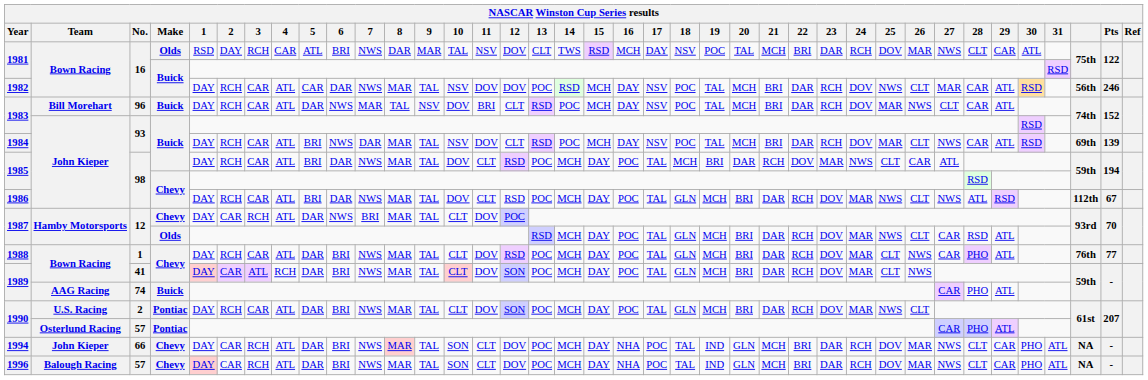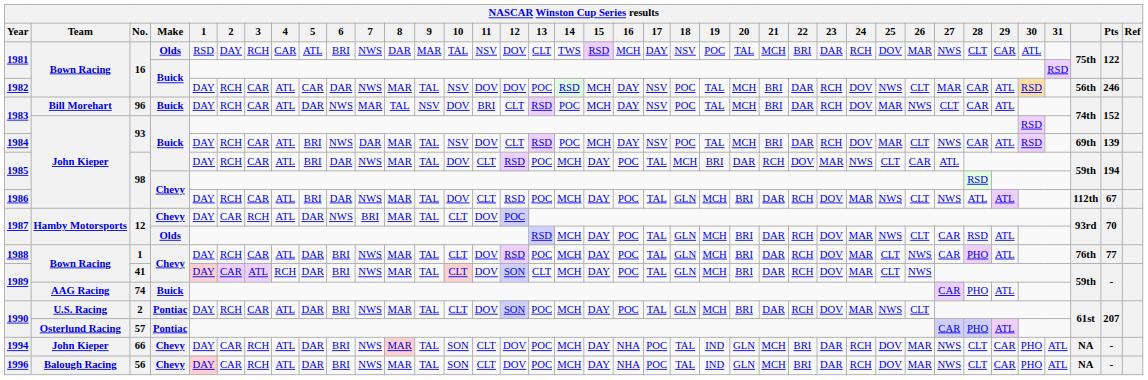(1005, 198) RSD -> (1005, 198) ATL
(542, 272) POC -> (542, 272) CLT
(140, 365) 57 -> (140, 365) 56
